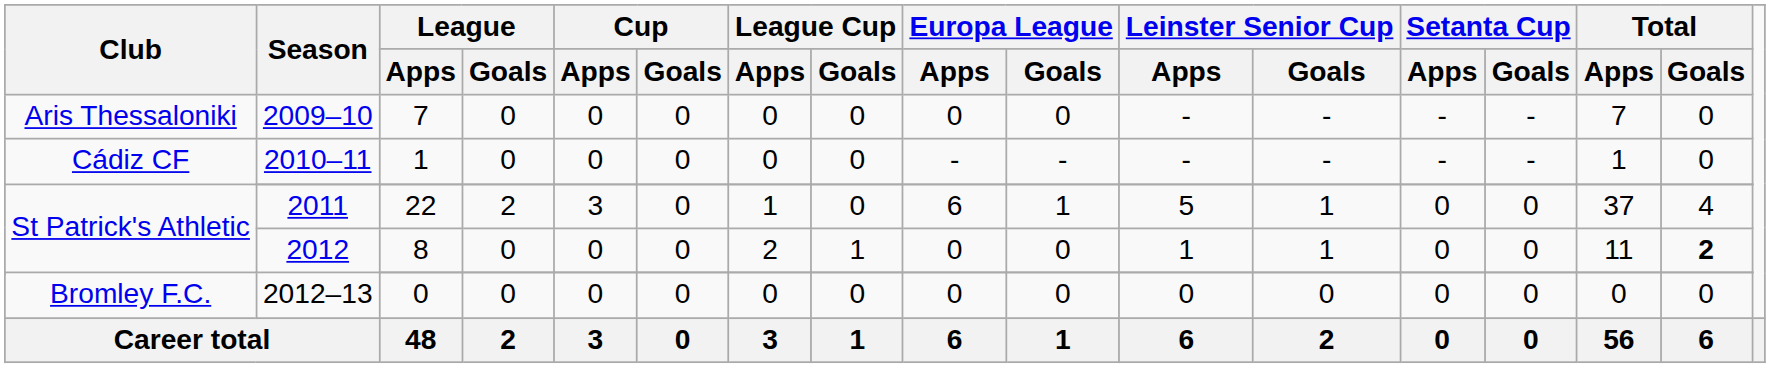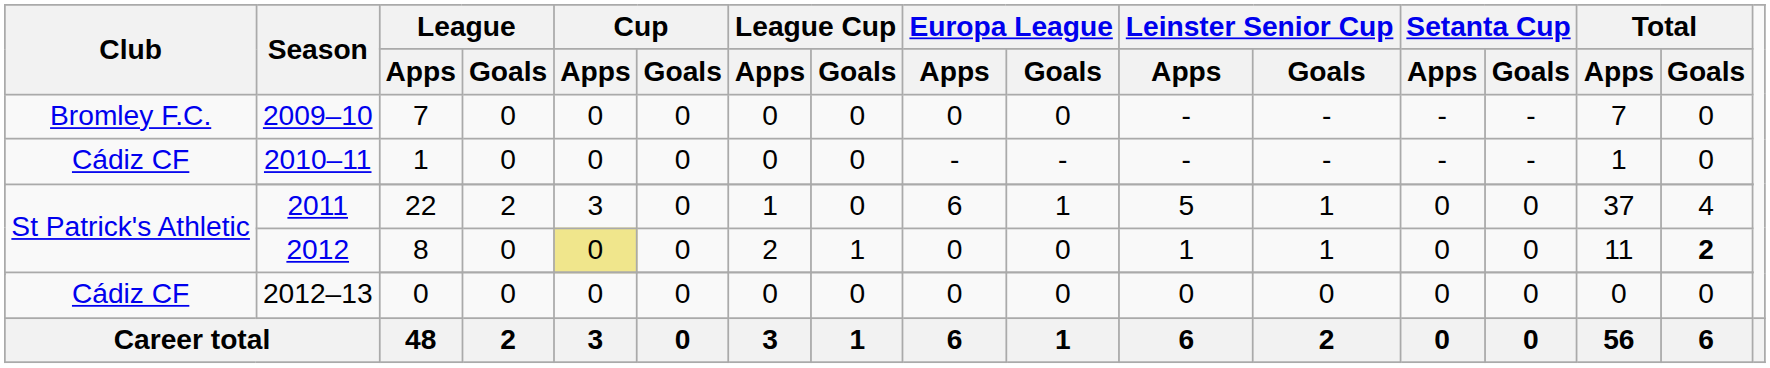(131, 116) Aris Thessaloniki -> (131, 116) Bromley F.C.
(595, 250) no background -> (595, 250) khaki background
(131, 294) Bromley F.C. -> (131, 294) Cádiz CF
